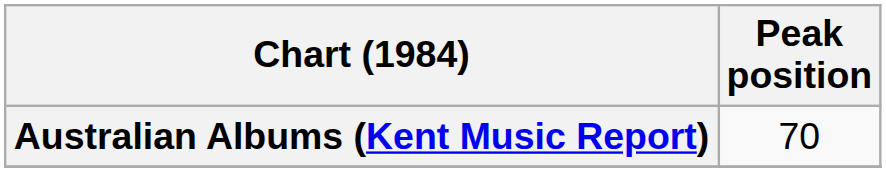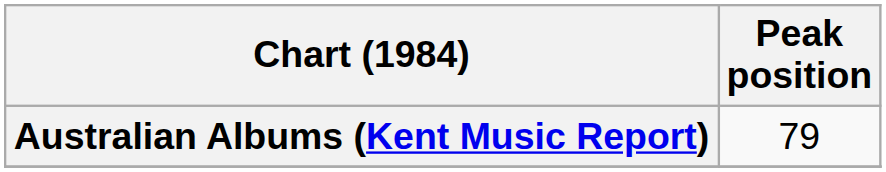(799, 135) 70 -> (799, 135) 79
